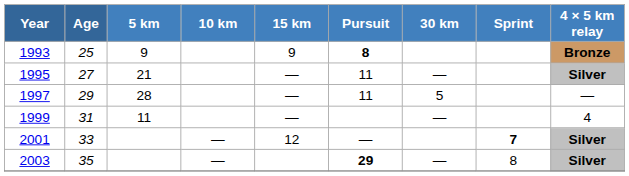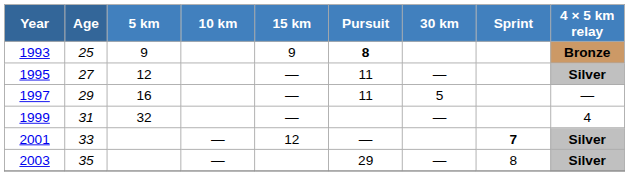(144, 74) 21 -> (144, 74) 12
(144, 96) 28 -> (144, 96) 16
(144, 117) 11 -> (144, 117) 32
(366, 161) bold -> (366, 161) normal
